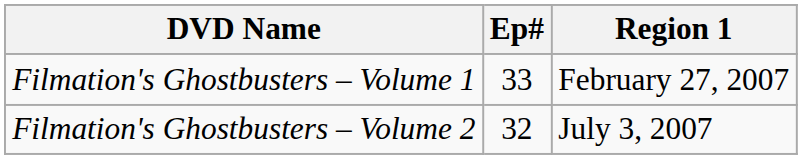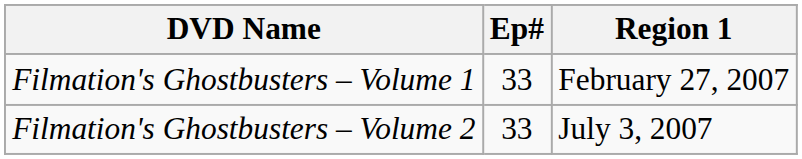(517, 128) 32 -> (517, 128) 33
